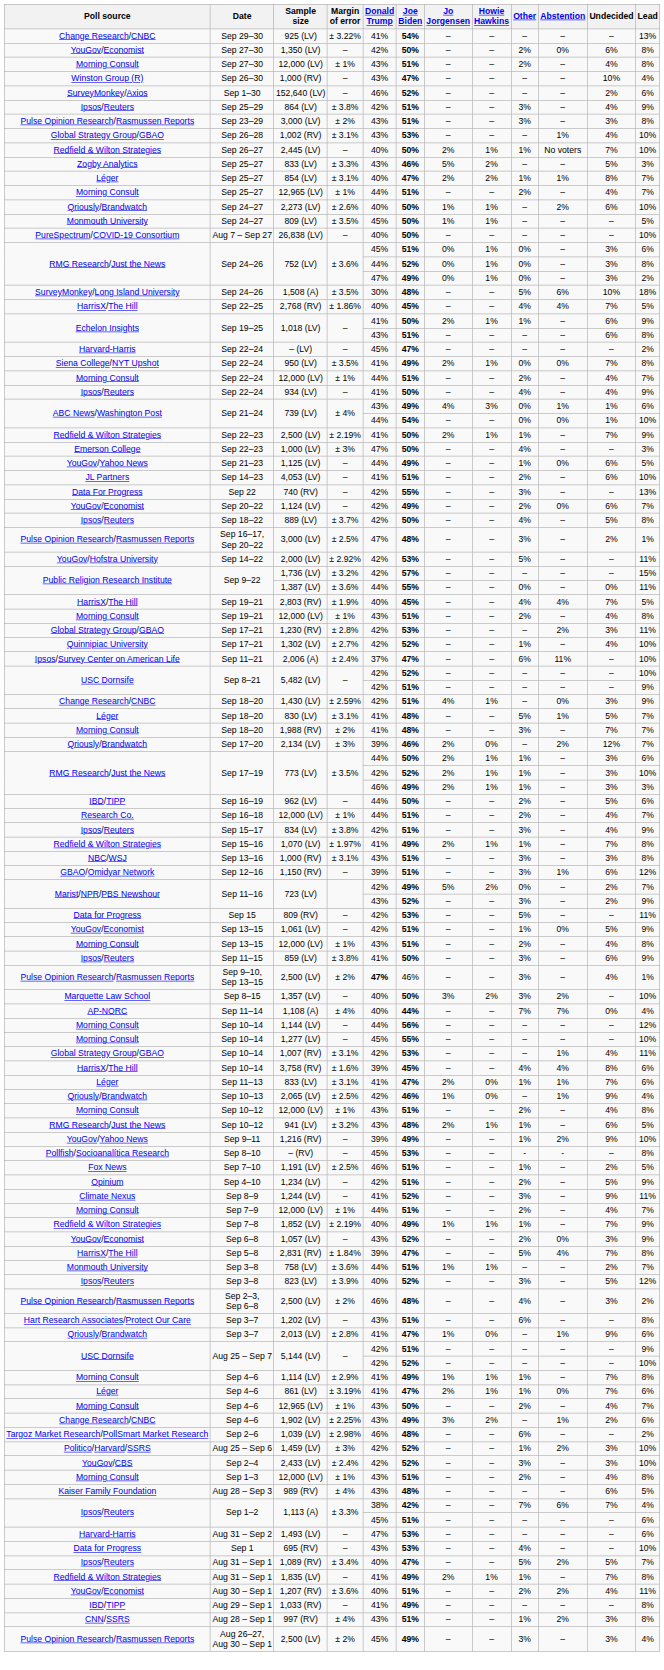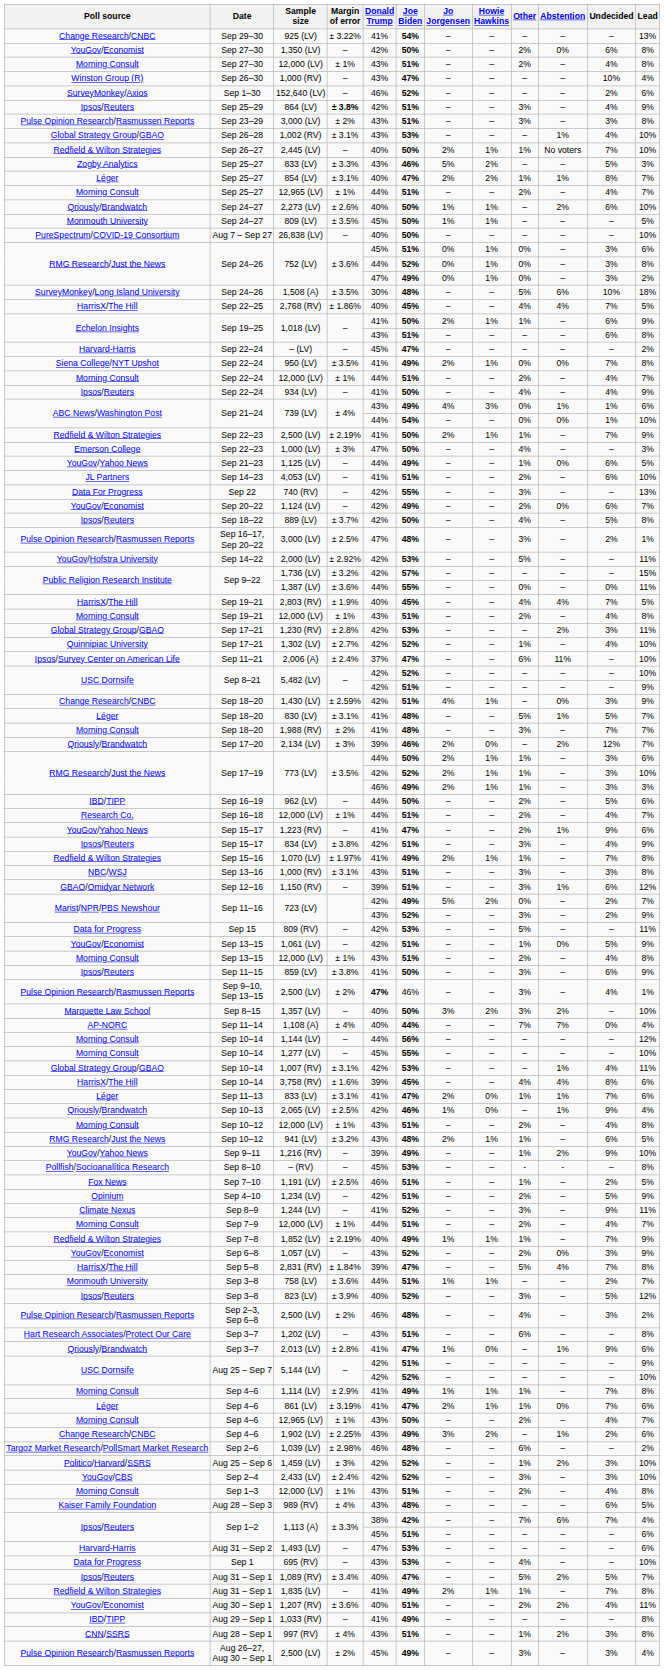(345, 107) normal -> (345, 107) bold
+ row: (242, 830)
